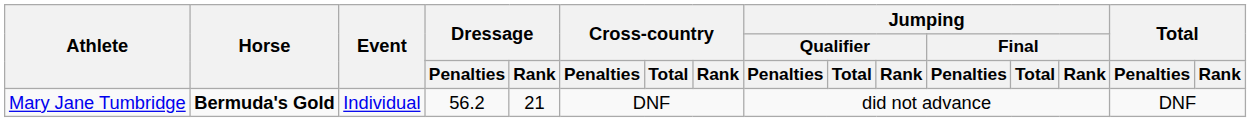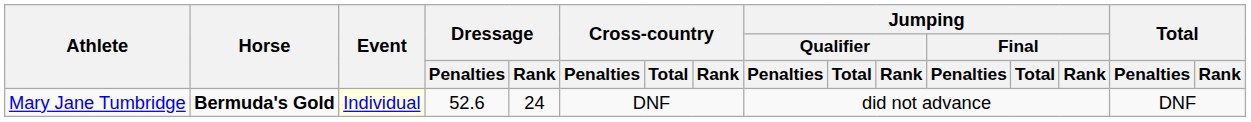(382, 103) no background -> (382, 103) lightyellow background
(467, 103) 56.2 -> (467, 103) 52.6
(534, 103) 21 -> (534, 103) 24
